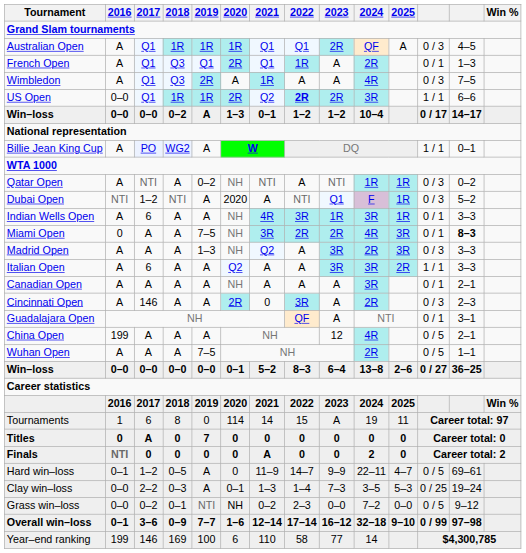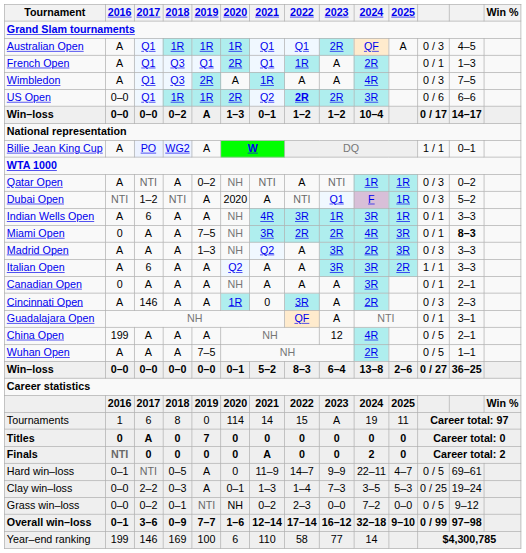(433, 98) 1 / 1 -> (433, 98) 0 / 6
(120, 285) A -> (120, 285) 0
(235, 302) 2R -> (235, 302) 1R
(148, 472) 1–2 -> (148, 472) NTI
